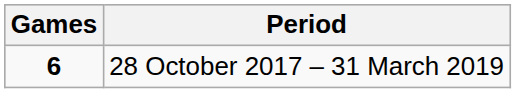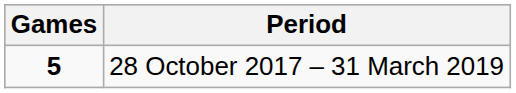(54, 66) 6 -> (54, 66) 5
